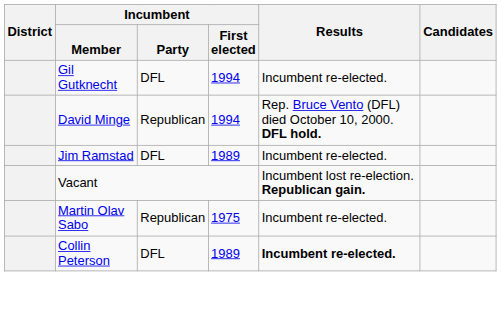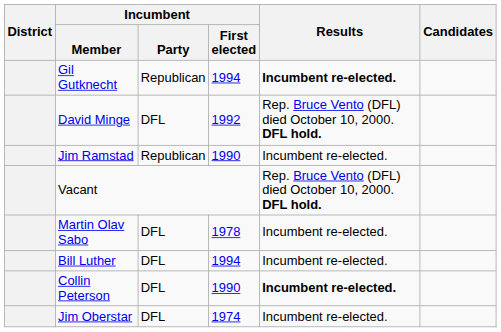(153, 77) DFL -> (173, 77) Republican
(324, 77) normal -> (329, 77) bold
(173, 120) Republican -> (153, 120) DFL
(226, 120) 1994 -> (226, 120) 1992
(153, 155) DFL -> (173, 155) Republican
(226, 155) 1989 -> (226, 155) 1990
(338, 183) Incumbent lost re-election. Republican gain. -> (331, 190) Rep. Bruce Vento (DFL) died October 10, 2000. DFL hold.
(173, 218) Republican -> (153, 232) DFL
(226, 218) 1975 -> (226, 232) 1978
+ row: (87, 260)
(226, 253) 1989 -> (226, 288) 1990
+ row: (95, 316)
